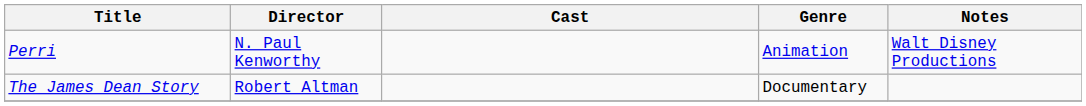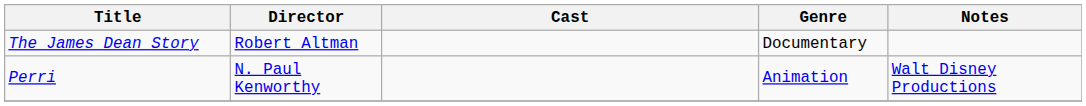rows swapped: (104, 88) <-> (32, 53)
